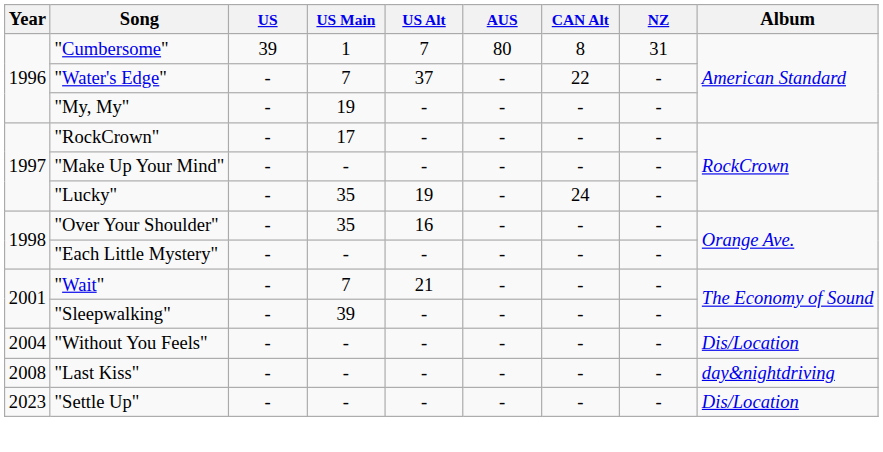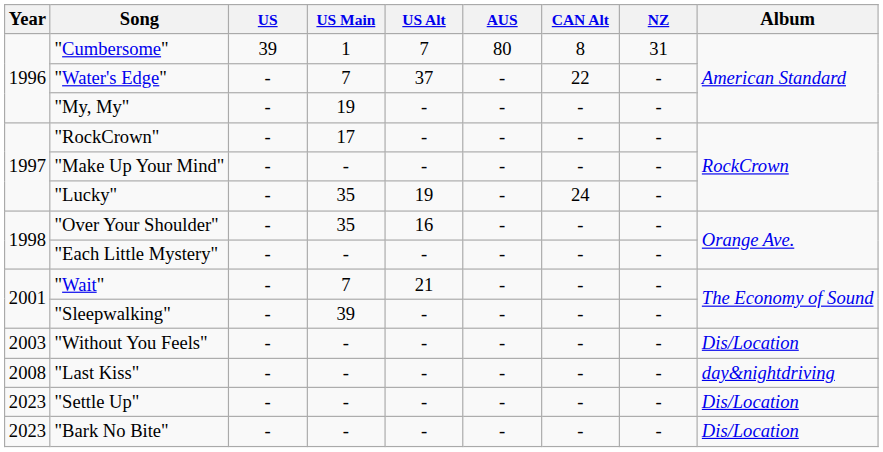(27, 343) 2004 -> (27, 343) 2003
+ row: (112, 431)
